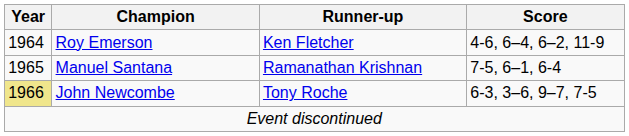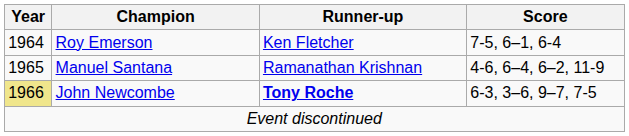(537, 42) 4-6, 6–4, 6–2, 11-9 -> (516, 42) 7-5, 6–1, 6-4
(516, 67) 7-5, 6–1, 6-4 -> (537, 67) 4-6, 6–4, 6–2, 11-9
(305, 93) normal -> (308, 93) bold
